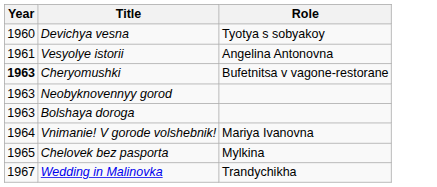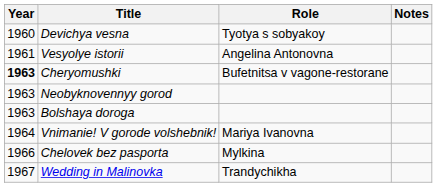+ column: (412, 14)
(21, 152) 1965 -> (21, 152) 1966
